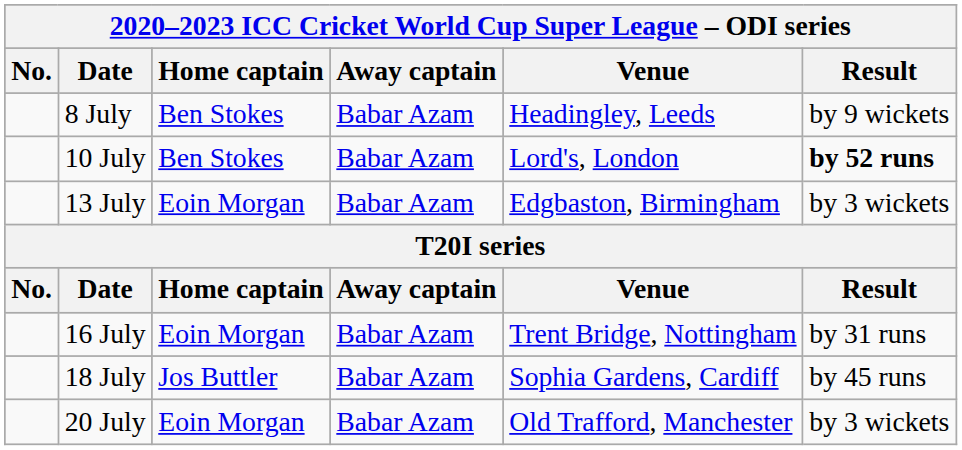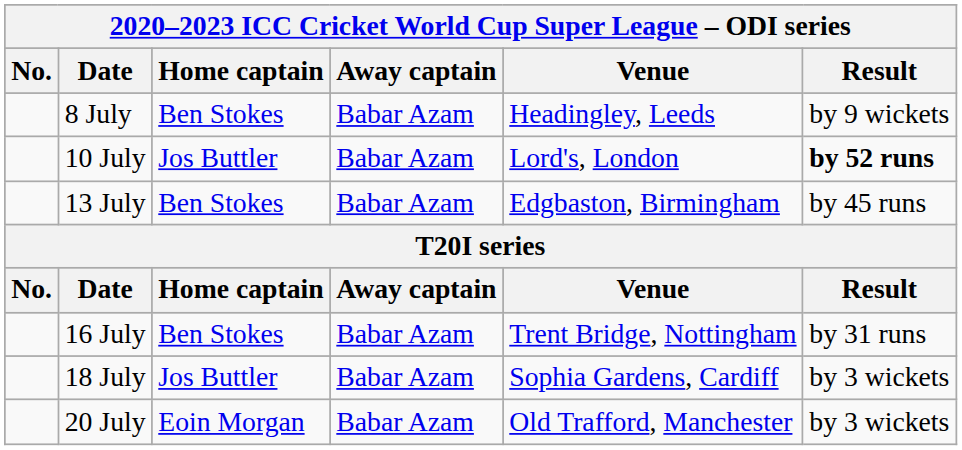(221, 158) Ben Stokes -> (218, 158) Jos Buttler
(231, 202) Eoin Morgan -> (221, 202) Ben Stokes
(879, 202) by 3 wickets -> (868, 202) by 45 runs
(231, 333) Eoin Morgan -> (221, 333) Ben Stokes
(868, 377) by 45 runs -> (879, 377) by 3 wickets
